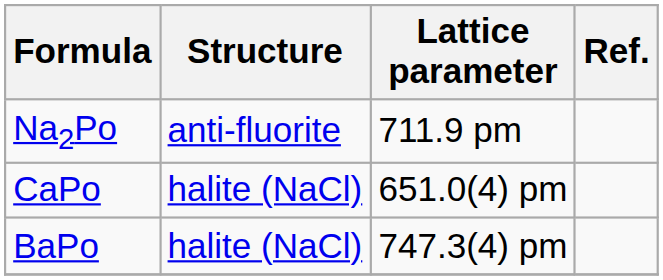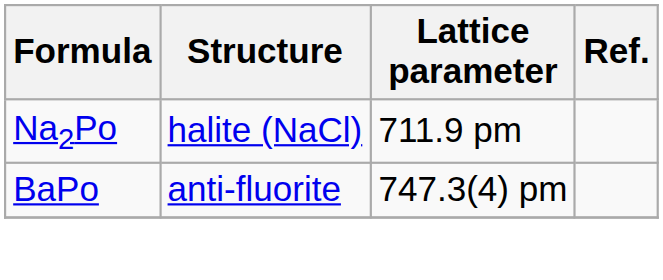(254, 130) anti-fluorite -> (265, 130) halite (NaCl)
- row: (57, 189)
(265, 245) halite (NaCl) -> (254, 189) anti-fluorite
